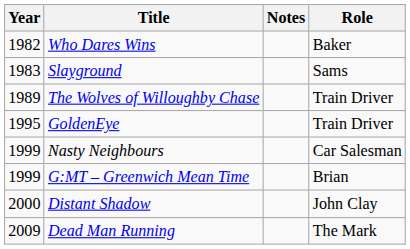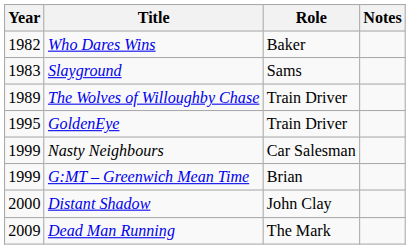columns swapped: (357, 17) <-> (286, 17)
